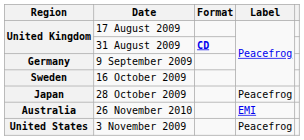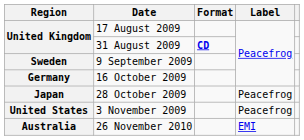(49, 61) Germany -> (49, 61) Sweden
(49, 78) Sweden -> (49, 78) Germany
rows swapped: (141, 127) <-> (144, 110)
